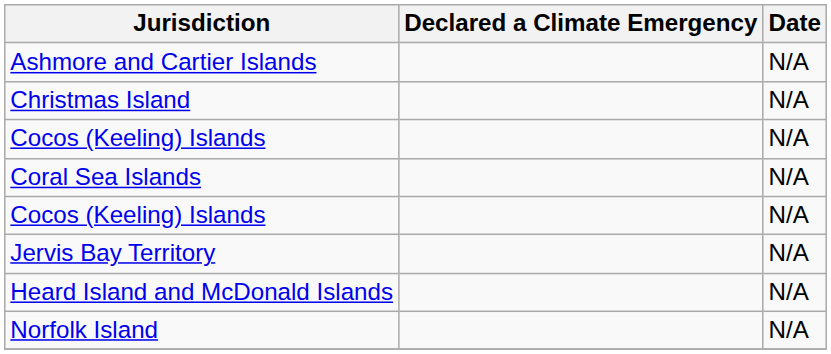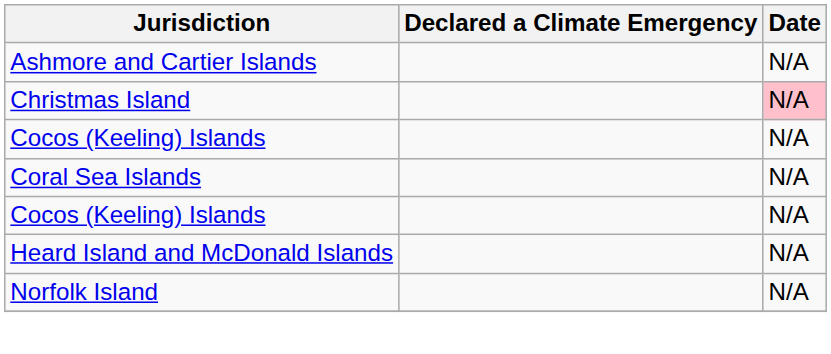(789, 100) no background -> (789, 100) pink background
- row: (113, 253)
